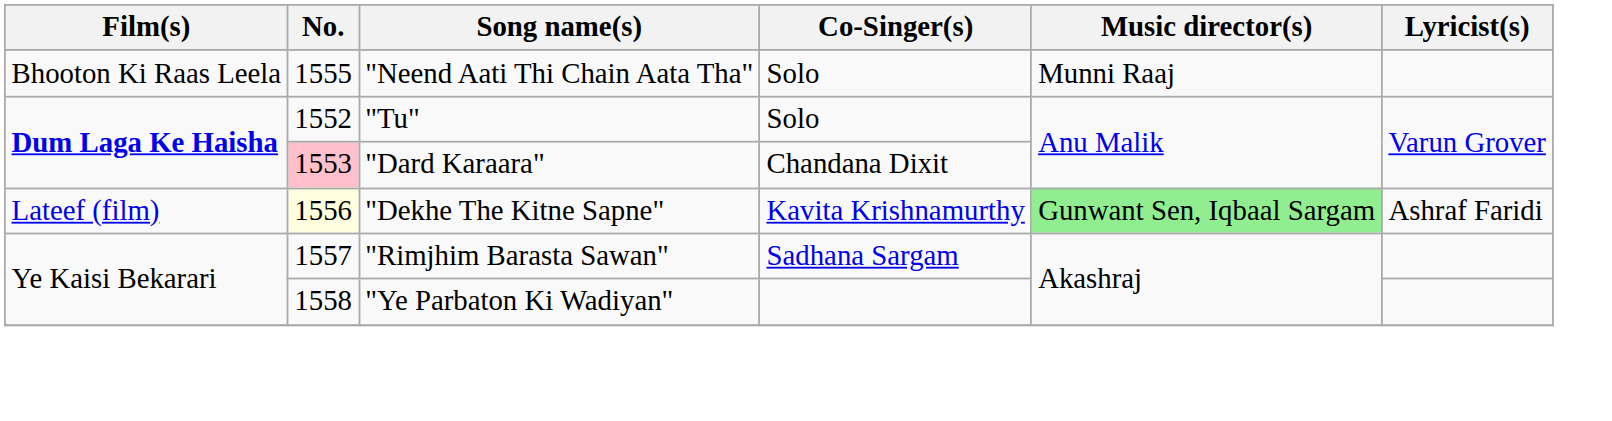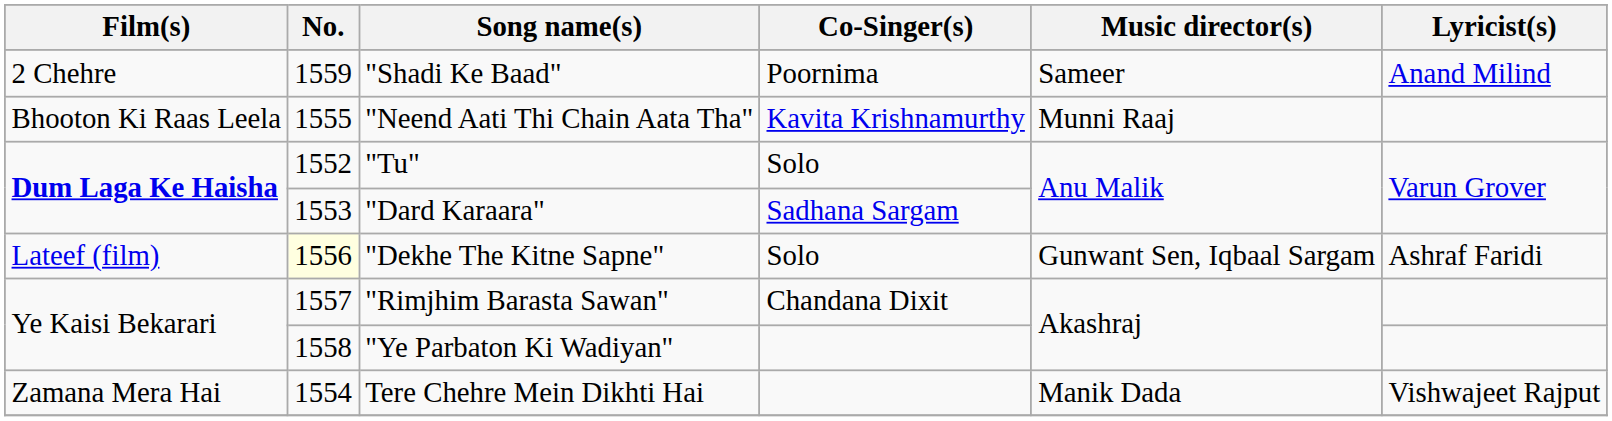+ row: (463, 73)
(793, 73) Solo -> (896, 118) Kavita Krishnamurthy
(323, 164) pink background -> (323, 210) no background
(857, 164) Chandana Dixit -> (863, 210) Sadhana Sargam
(896, 210) Kavita Krishnamurthy -> (793, 255) Solo
(1207, 210) lightgreen background -> (1207, 255) no background
(863, 255) Sadhana Sargam -> (857, 301) Chandana Dixit
+ row: (535, 392)
